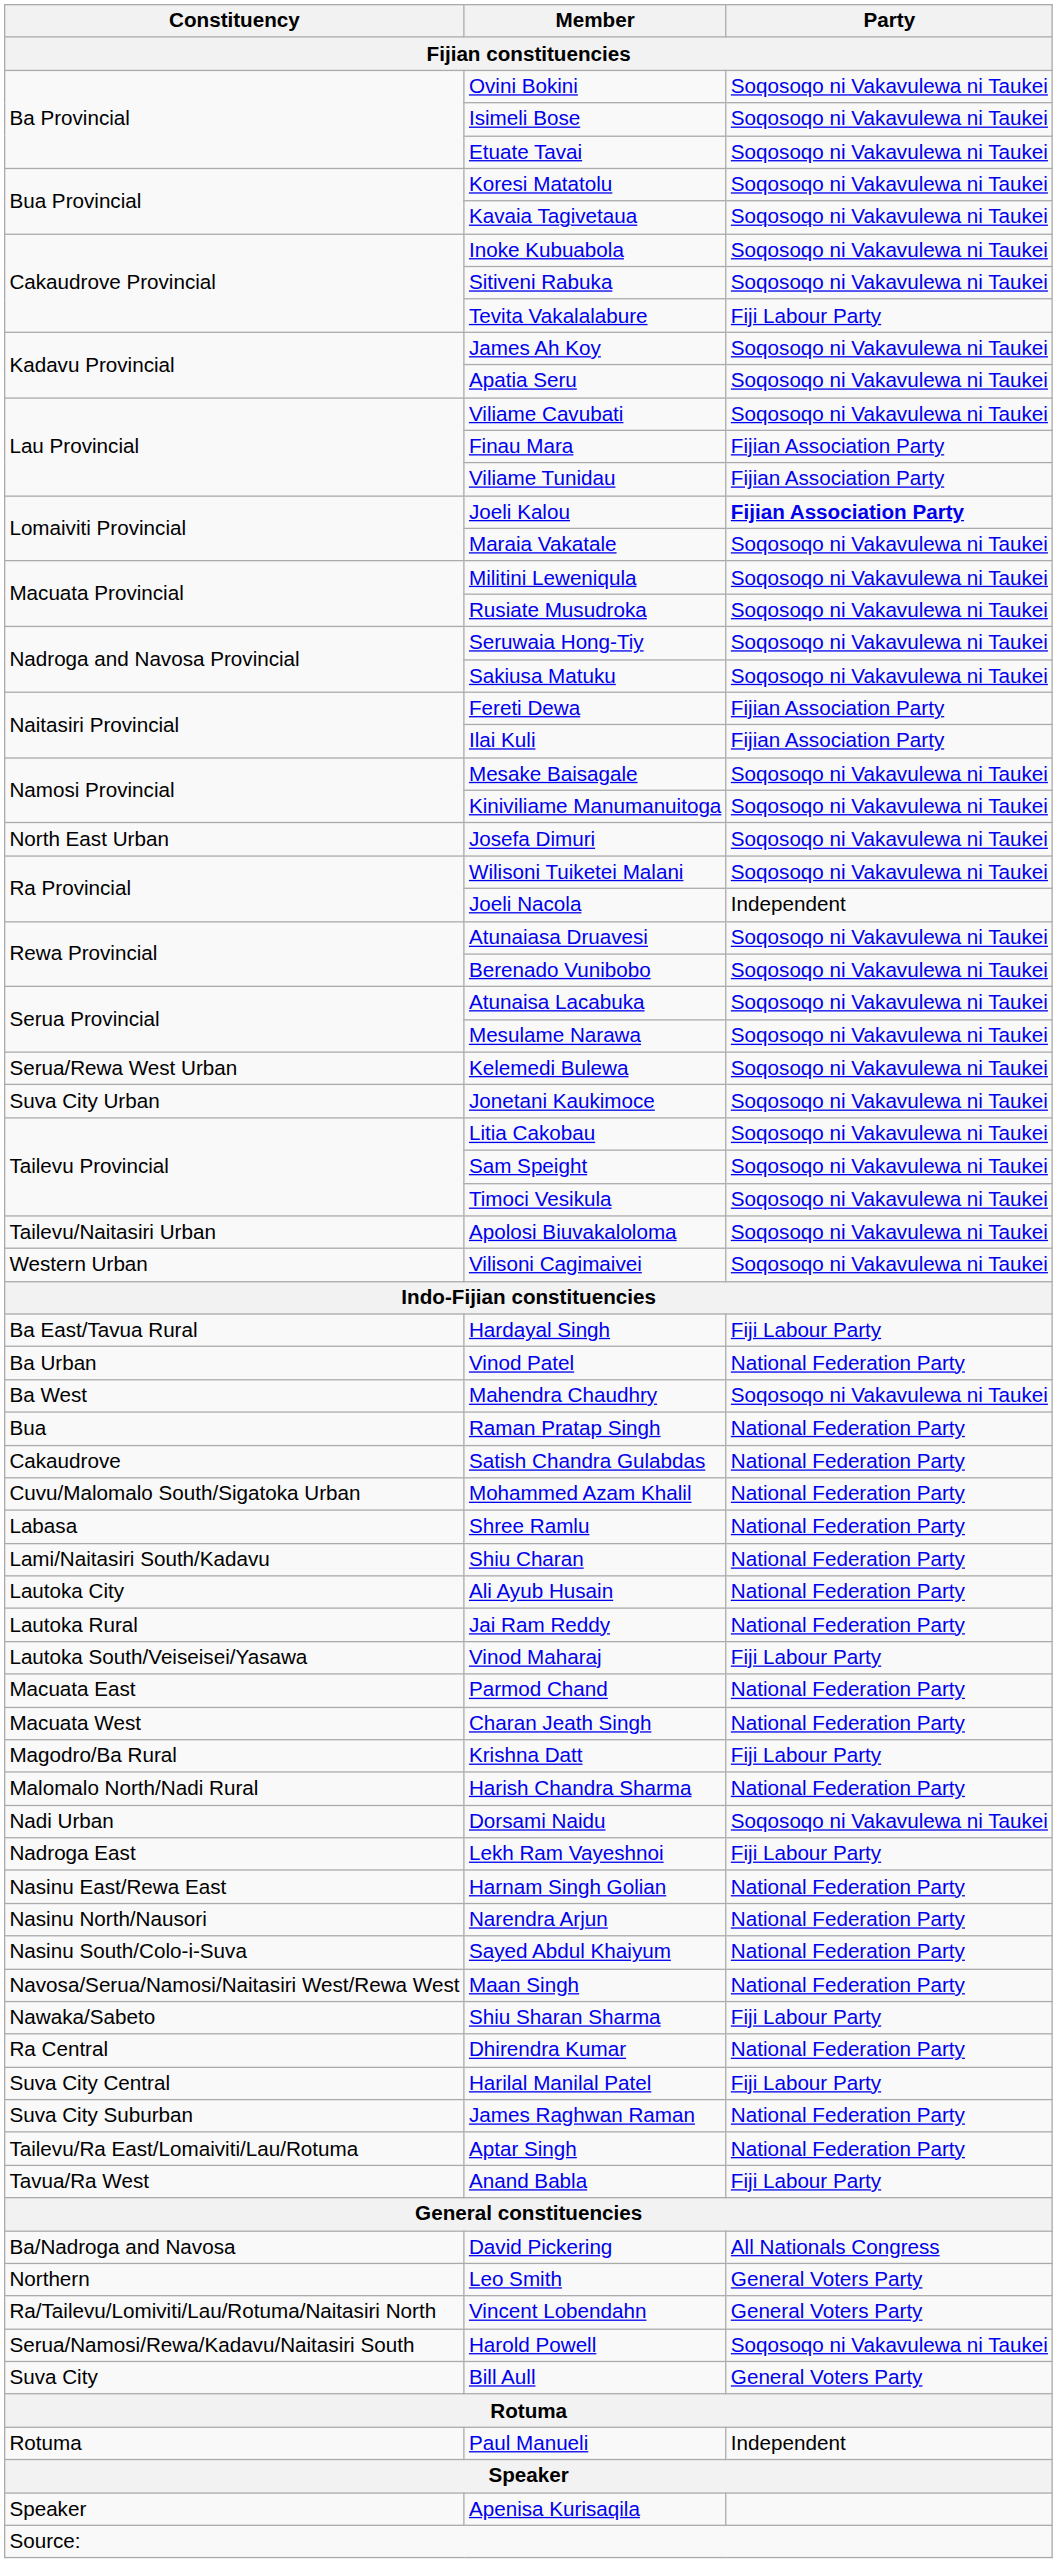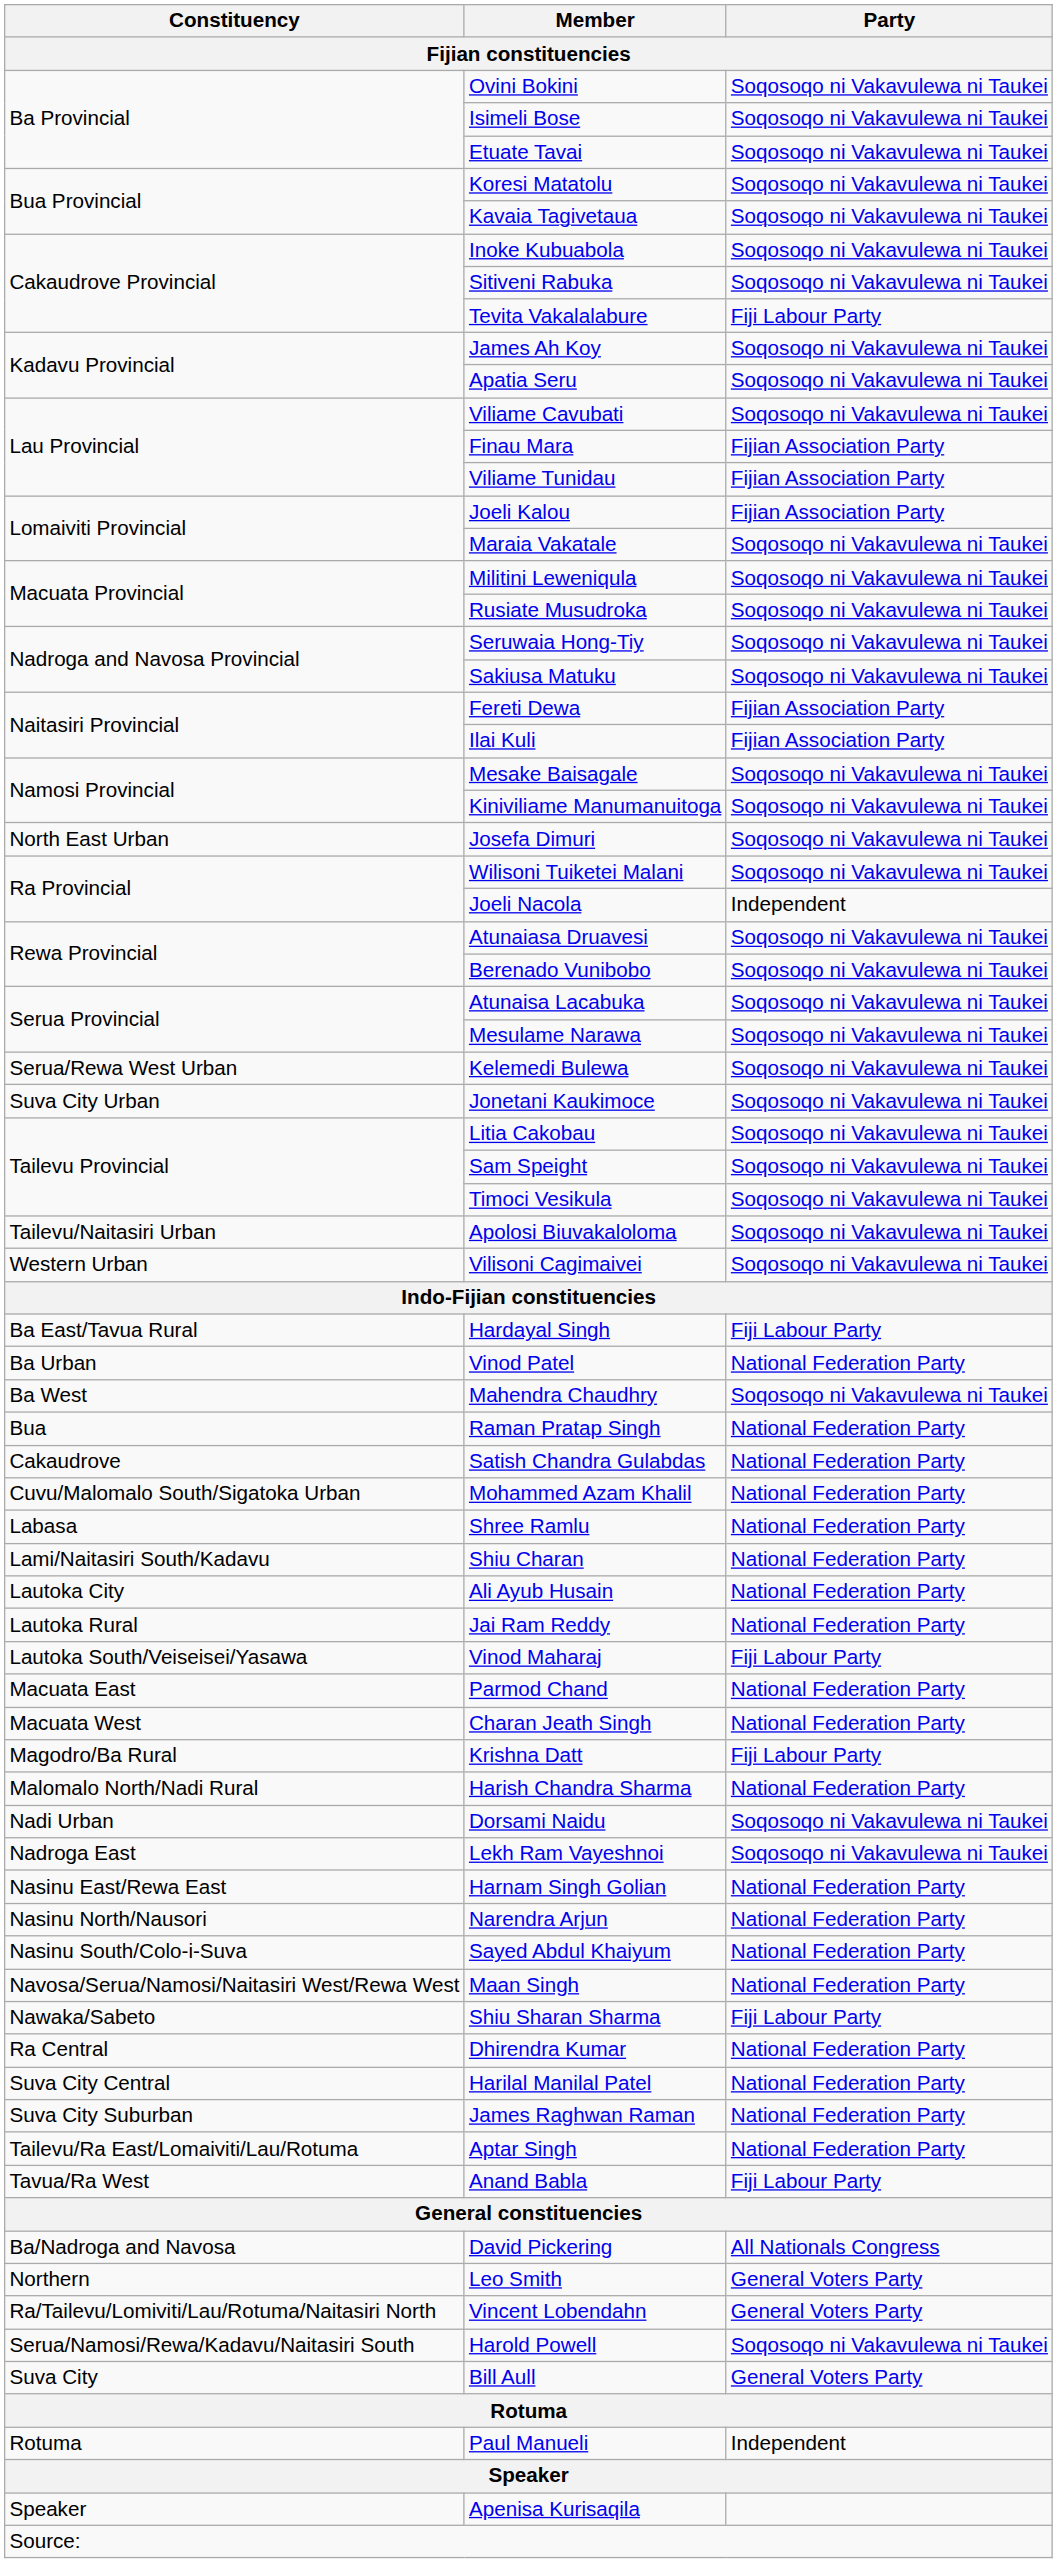(847, 511) bold -> (838, 511) normal
(806, 1853) Fiji Labour Party -> (889, 1853) Soqosoqo ni Vakavulewa ni Taukei
(806, 2083) Fiji Labour Party -> (848, 2083) National Federation Party
